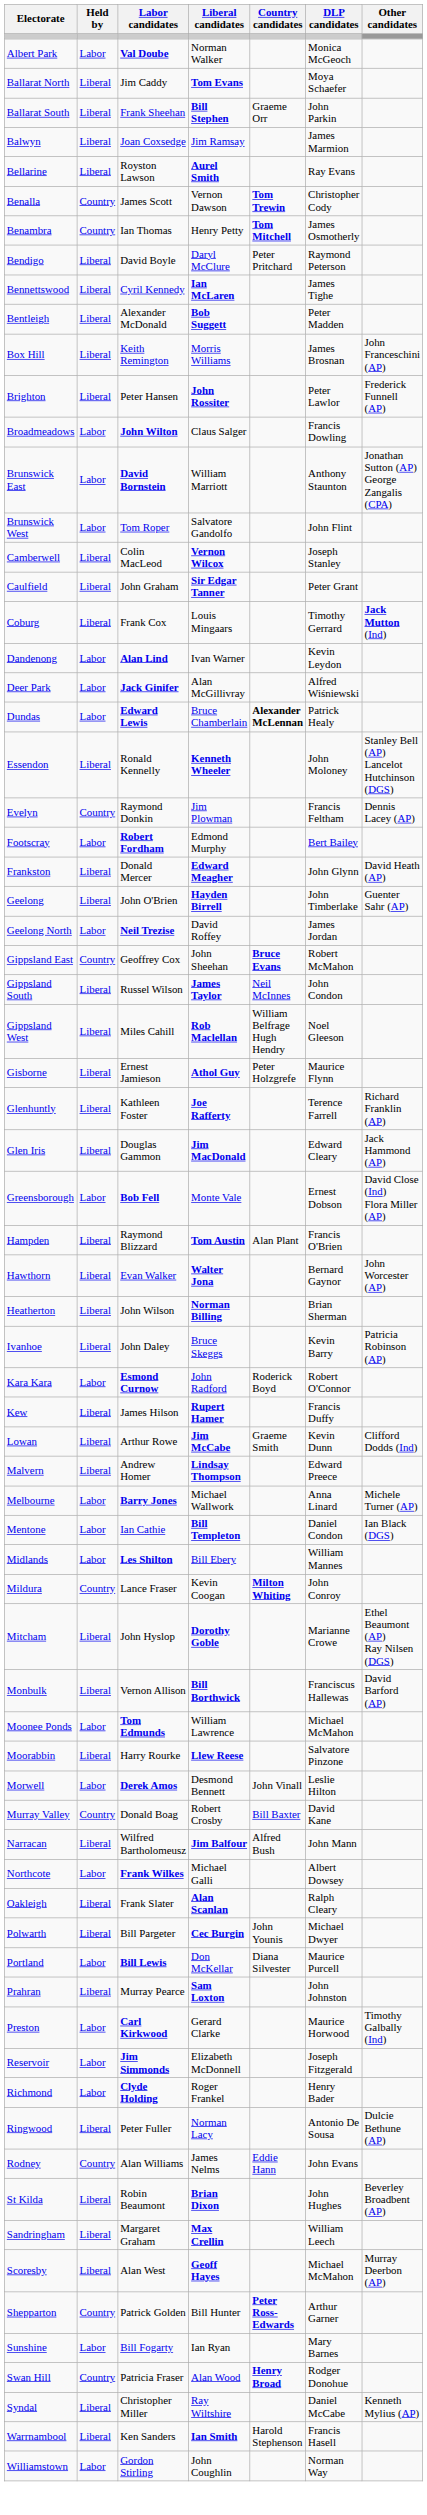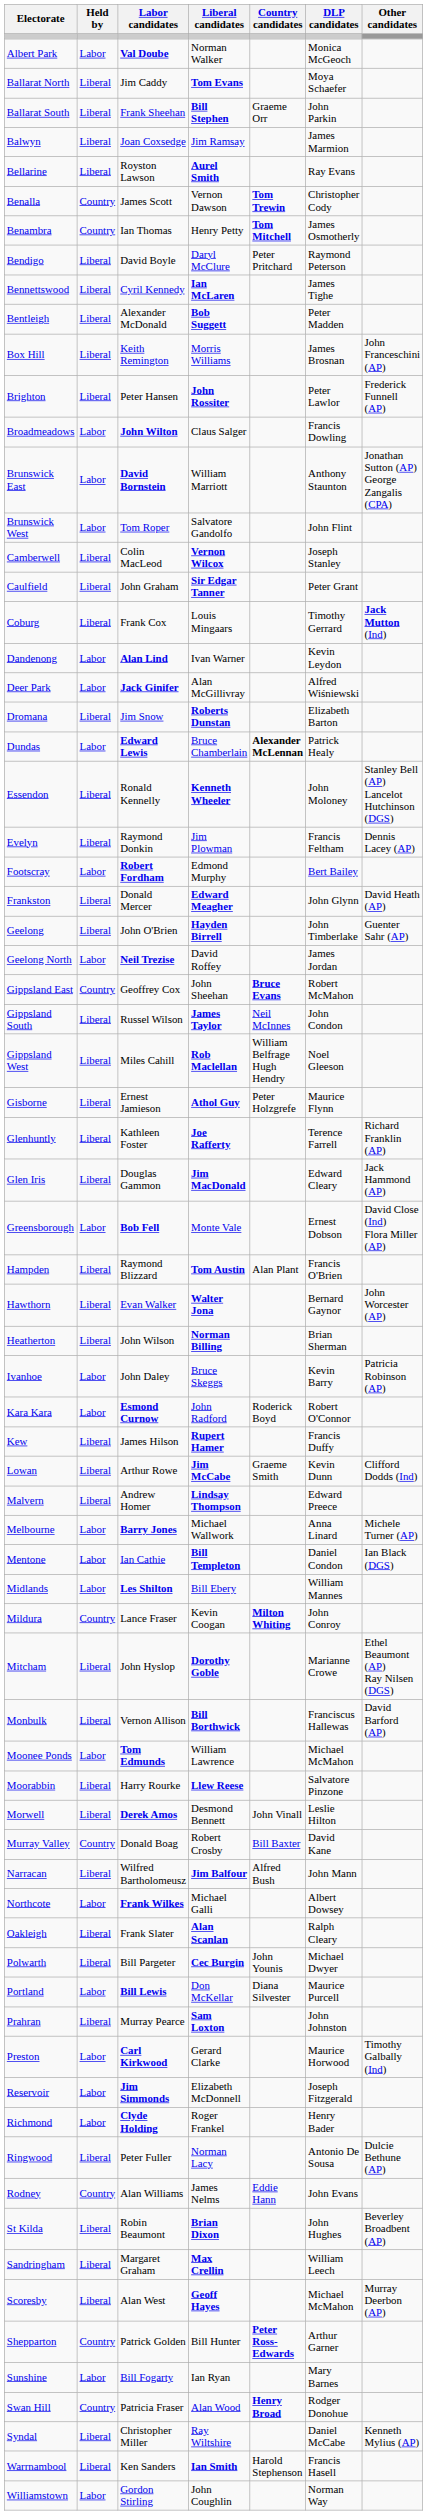+ row: (27, 717)
(97, 812) Country -> (95, 842) Liberal
(95, 1347) Liberal -> (93, 1376) Labor
(93, 1785) Labor -> (95, 1815) Liberal
